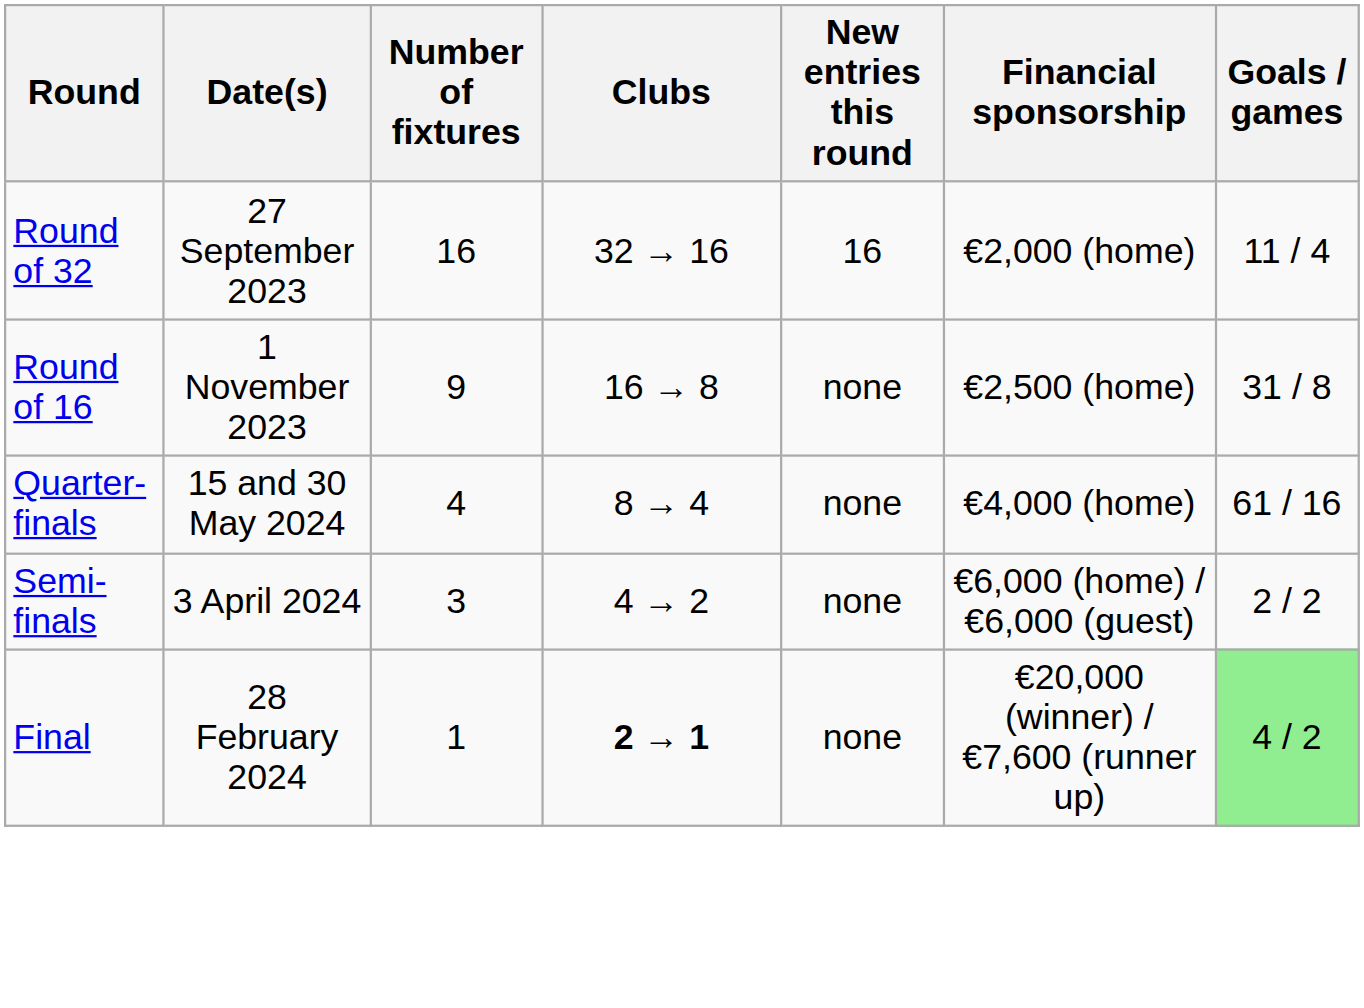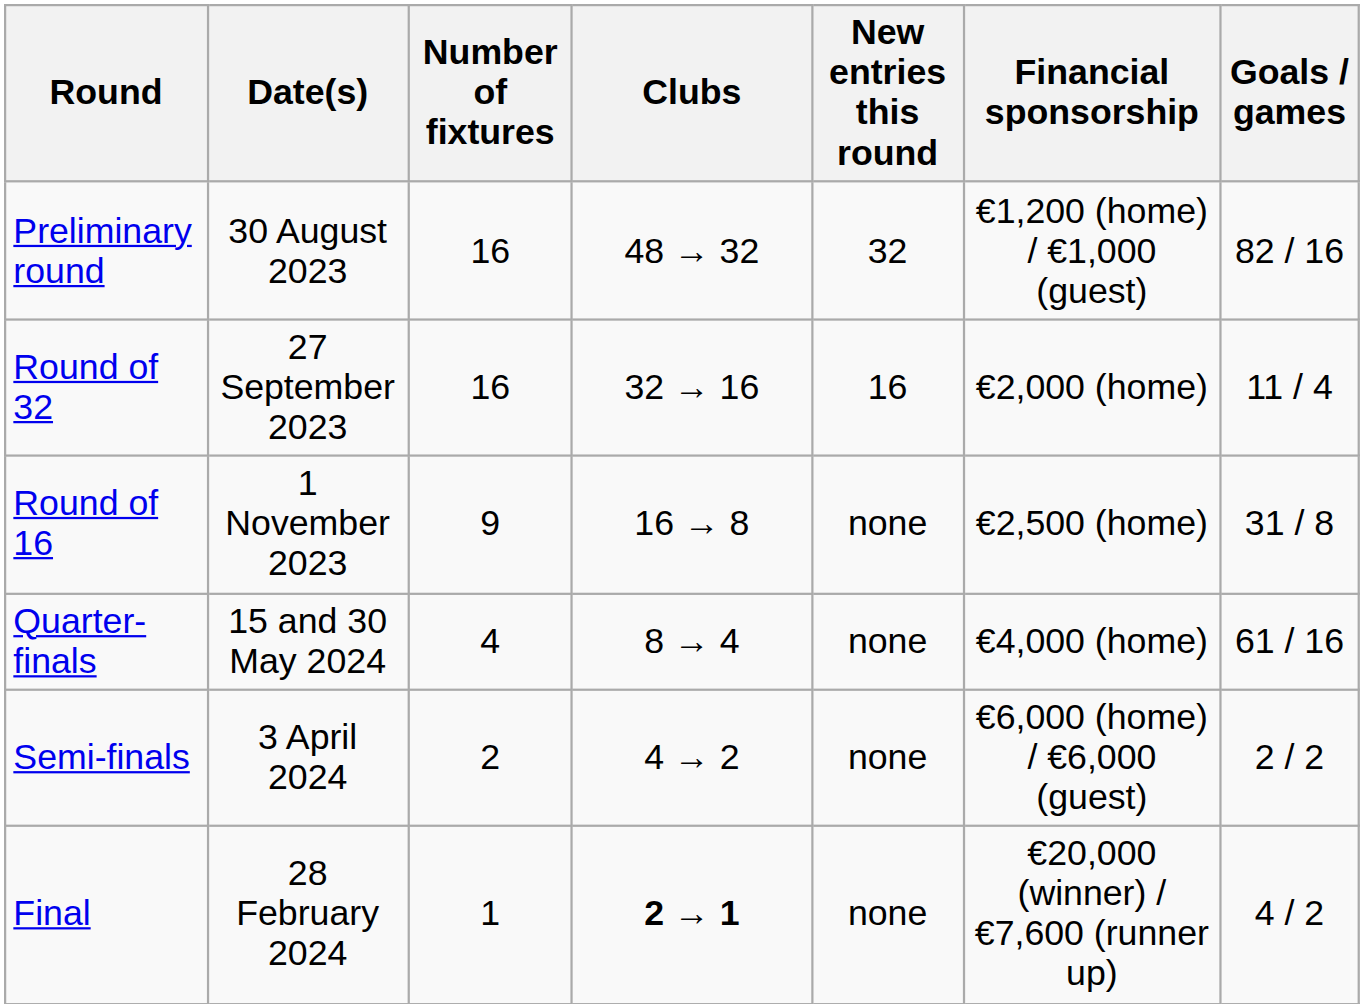+ row: (103, 249)
(456, 600) 3 -> (490, 757) 2
(1287, 737) lightgreen background -> (1289, 914) no background
